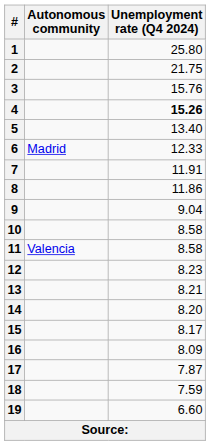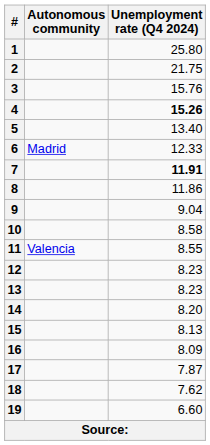(187, 169) normal -> (187, 169) bold
(190, 249) 8.58 -> (190, 249) 8.55
(190, 289) 8.21 -> (190, 289) 8.23
(190, 330) 8.17 -> (190, 330) 8.13
(190, 390) 7.59 -> (190, 390) 7.62
